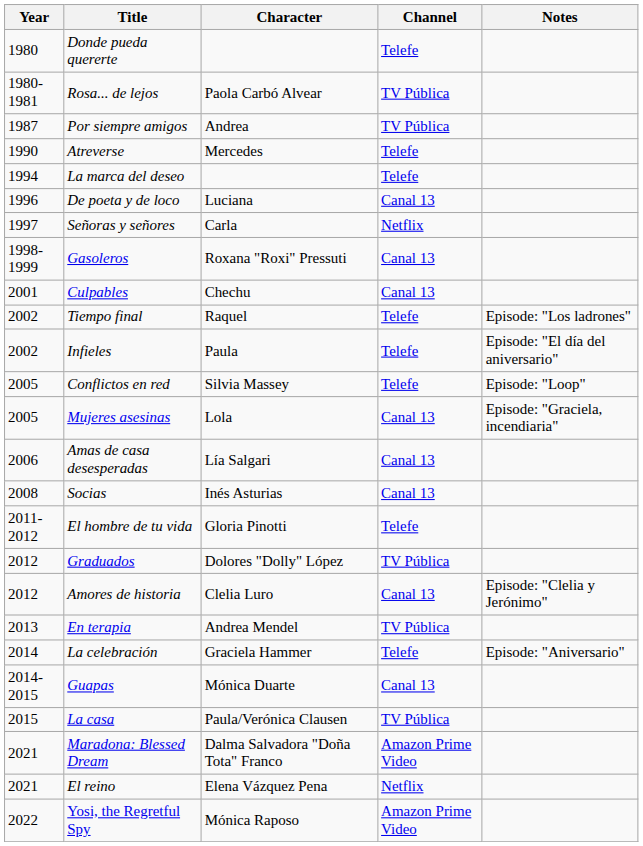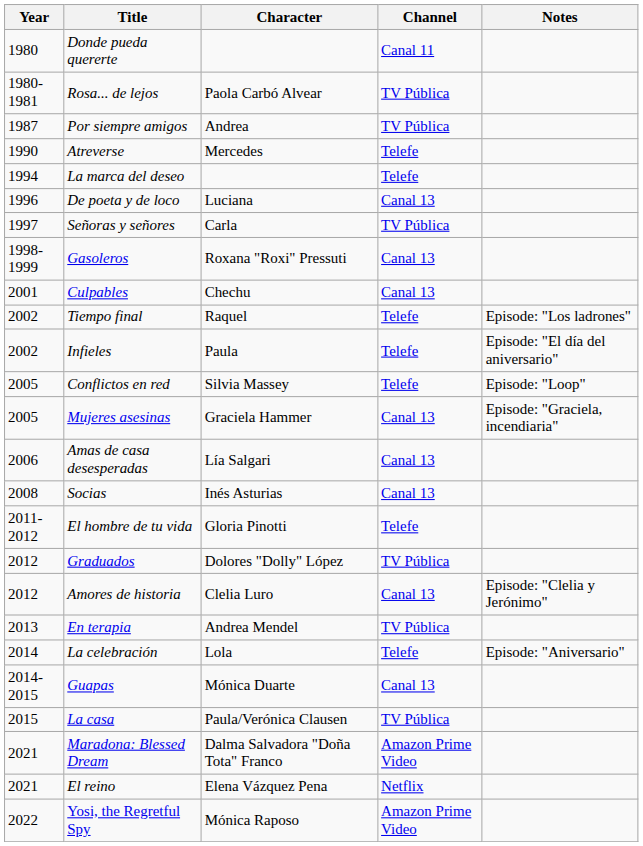(400, 50) Telefe -> (408, 50) Canal 11
(402, 225) Netflix -> (415, 225) TV Pública
(218, 417) Lola -> (258, 417) Graciela Hammer
(258, 652) Graciela Hammer -> (218, 652) Lola
